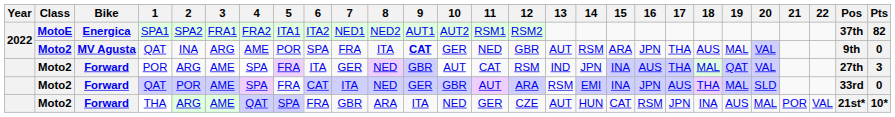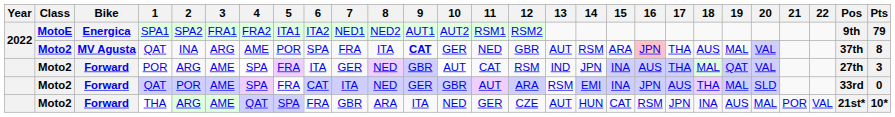(852, 31) 37th -> (852, 31) 9th
(879, 31) 82 -> (879, 31) 79
(650, 49) no background -> (650, 49) pink background
(852, 49) 9th -> (852, 49) 37th
(879, 49) 0 -> (879, 49) 8
